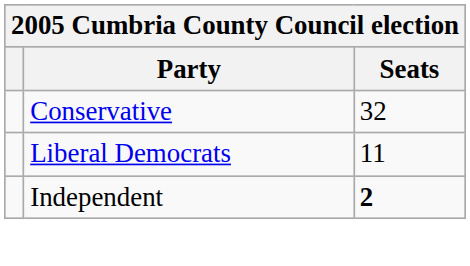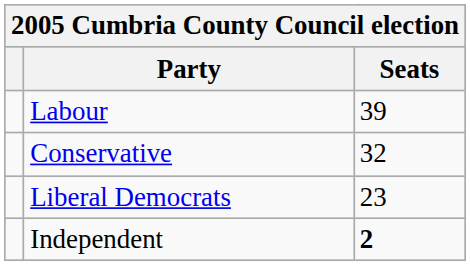+ row: (69, 111)
(373, 153) 11 -> (373, 196) 23
